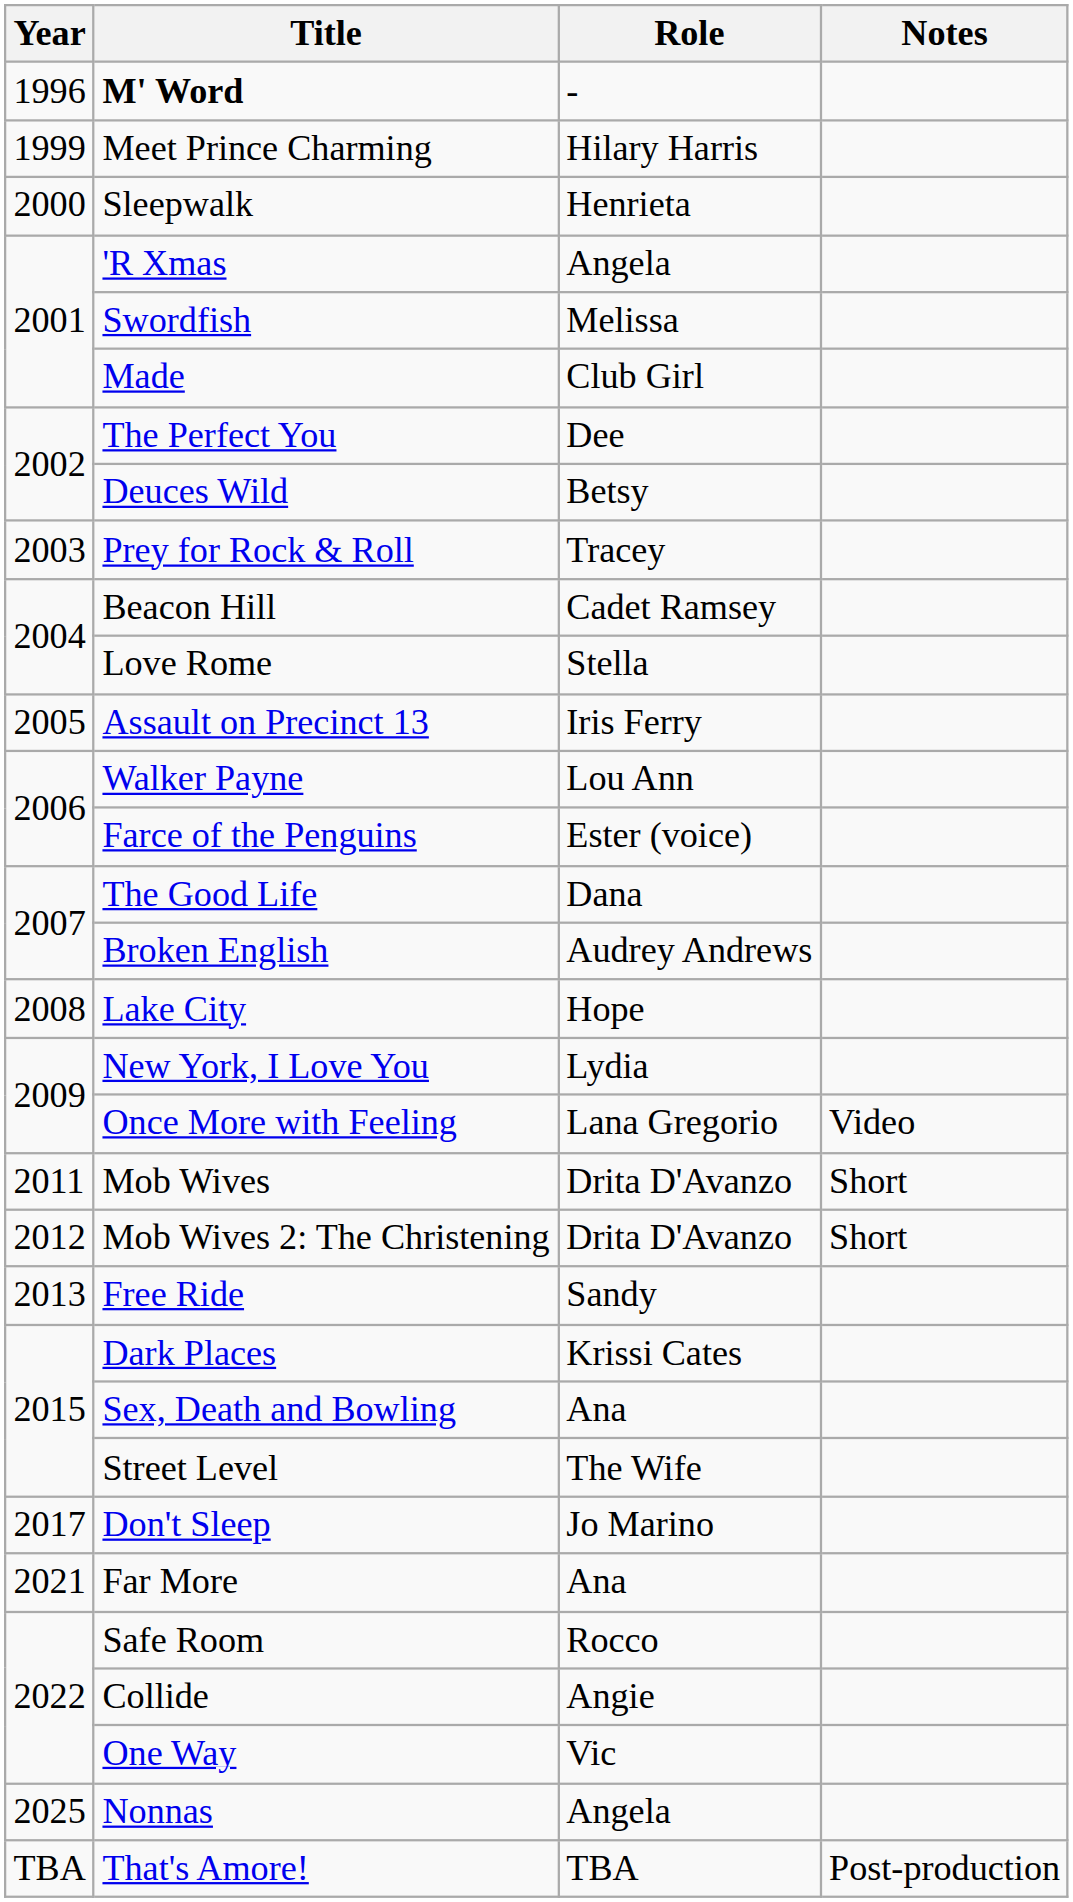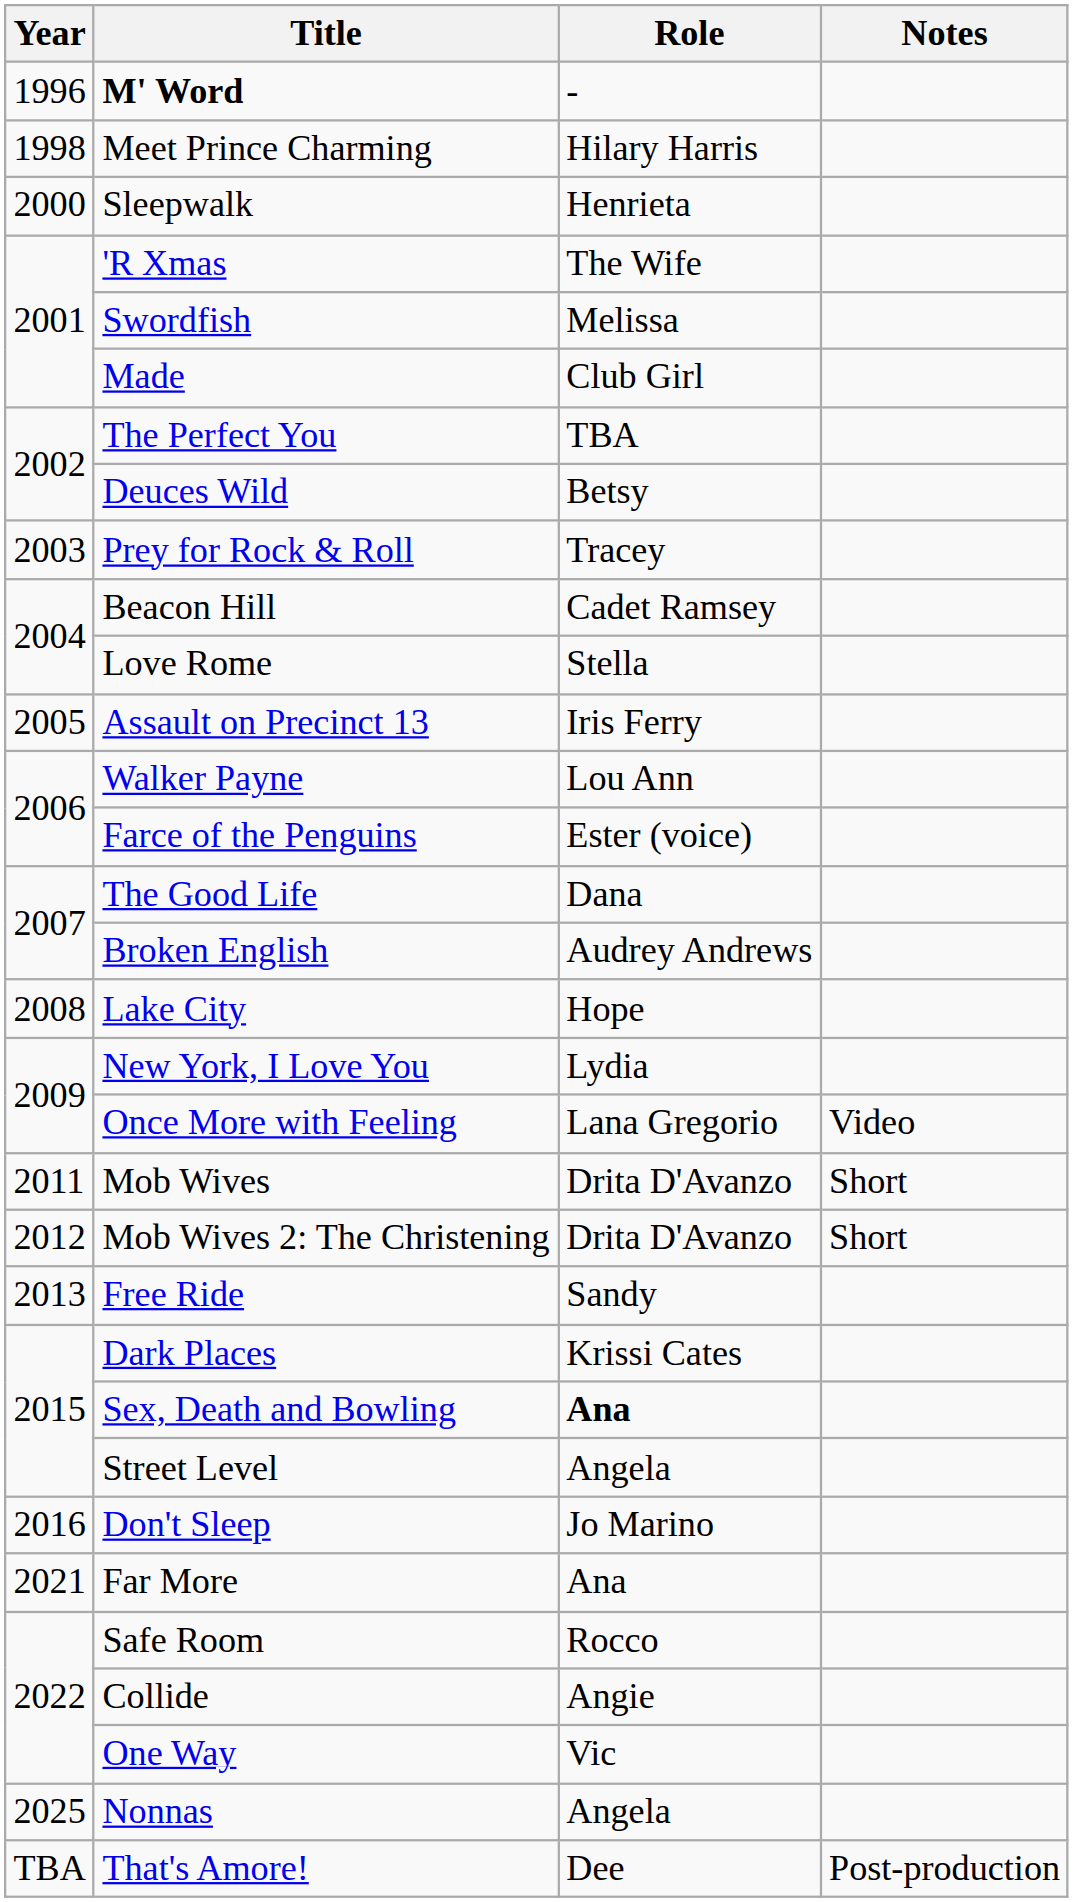(50, 147) 1999 -> (50, 147) 1998
(619, 262) Angela -> (634, 262) The Wife
(595, 434) Dee -> (602, 434) TBA
(596, 1409) normal -> (598, 1409) bold
(634, 1466) The Wife -> (619, 1466) Angela
(50, 1524) 2017 -> (50, 1524) 2016
(602, 1868) TBA -> (595, 1868) Dee
